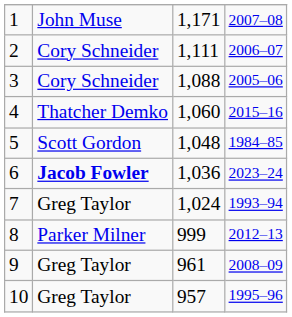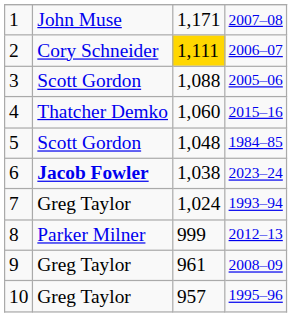(198, 50) no background -> (198, 50) gold background
(98, 81) Cory Schneider -> (89, 81) Scott Gordon
(199, 173) 1,036 -> (199, 173) 1,038
